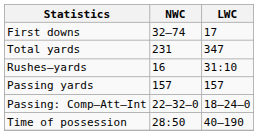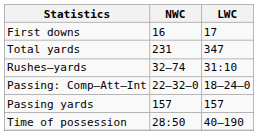(169, 31) 32–74 -> (159, 31) 16
(159, 68) 16 -> (169, 68) 32–74
rows swapped: (50, 86) <-> (77, 104)
